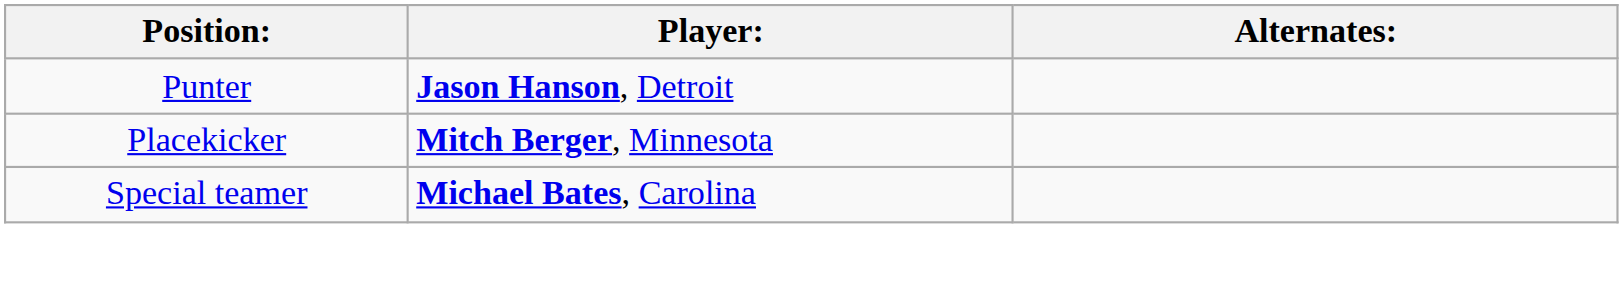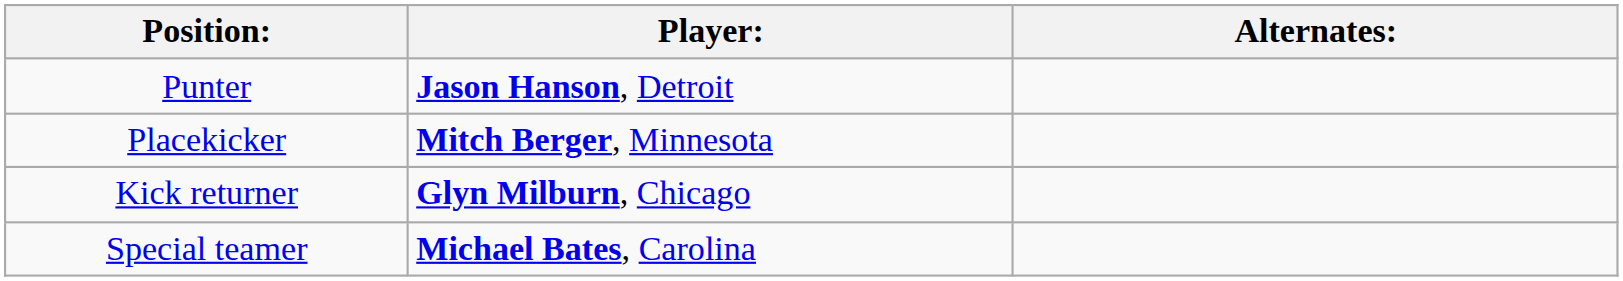+ row: (207, 193)
